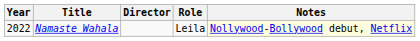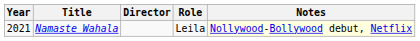(19, 29) 2022 -> (19, 29) 2021
